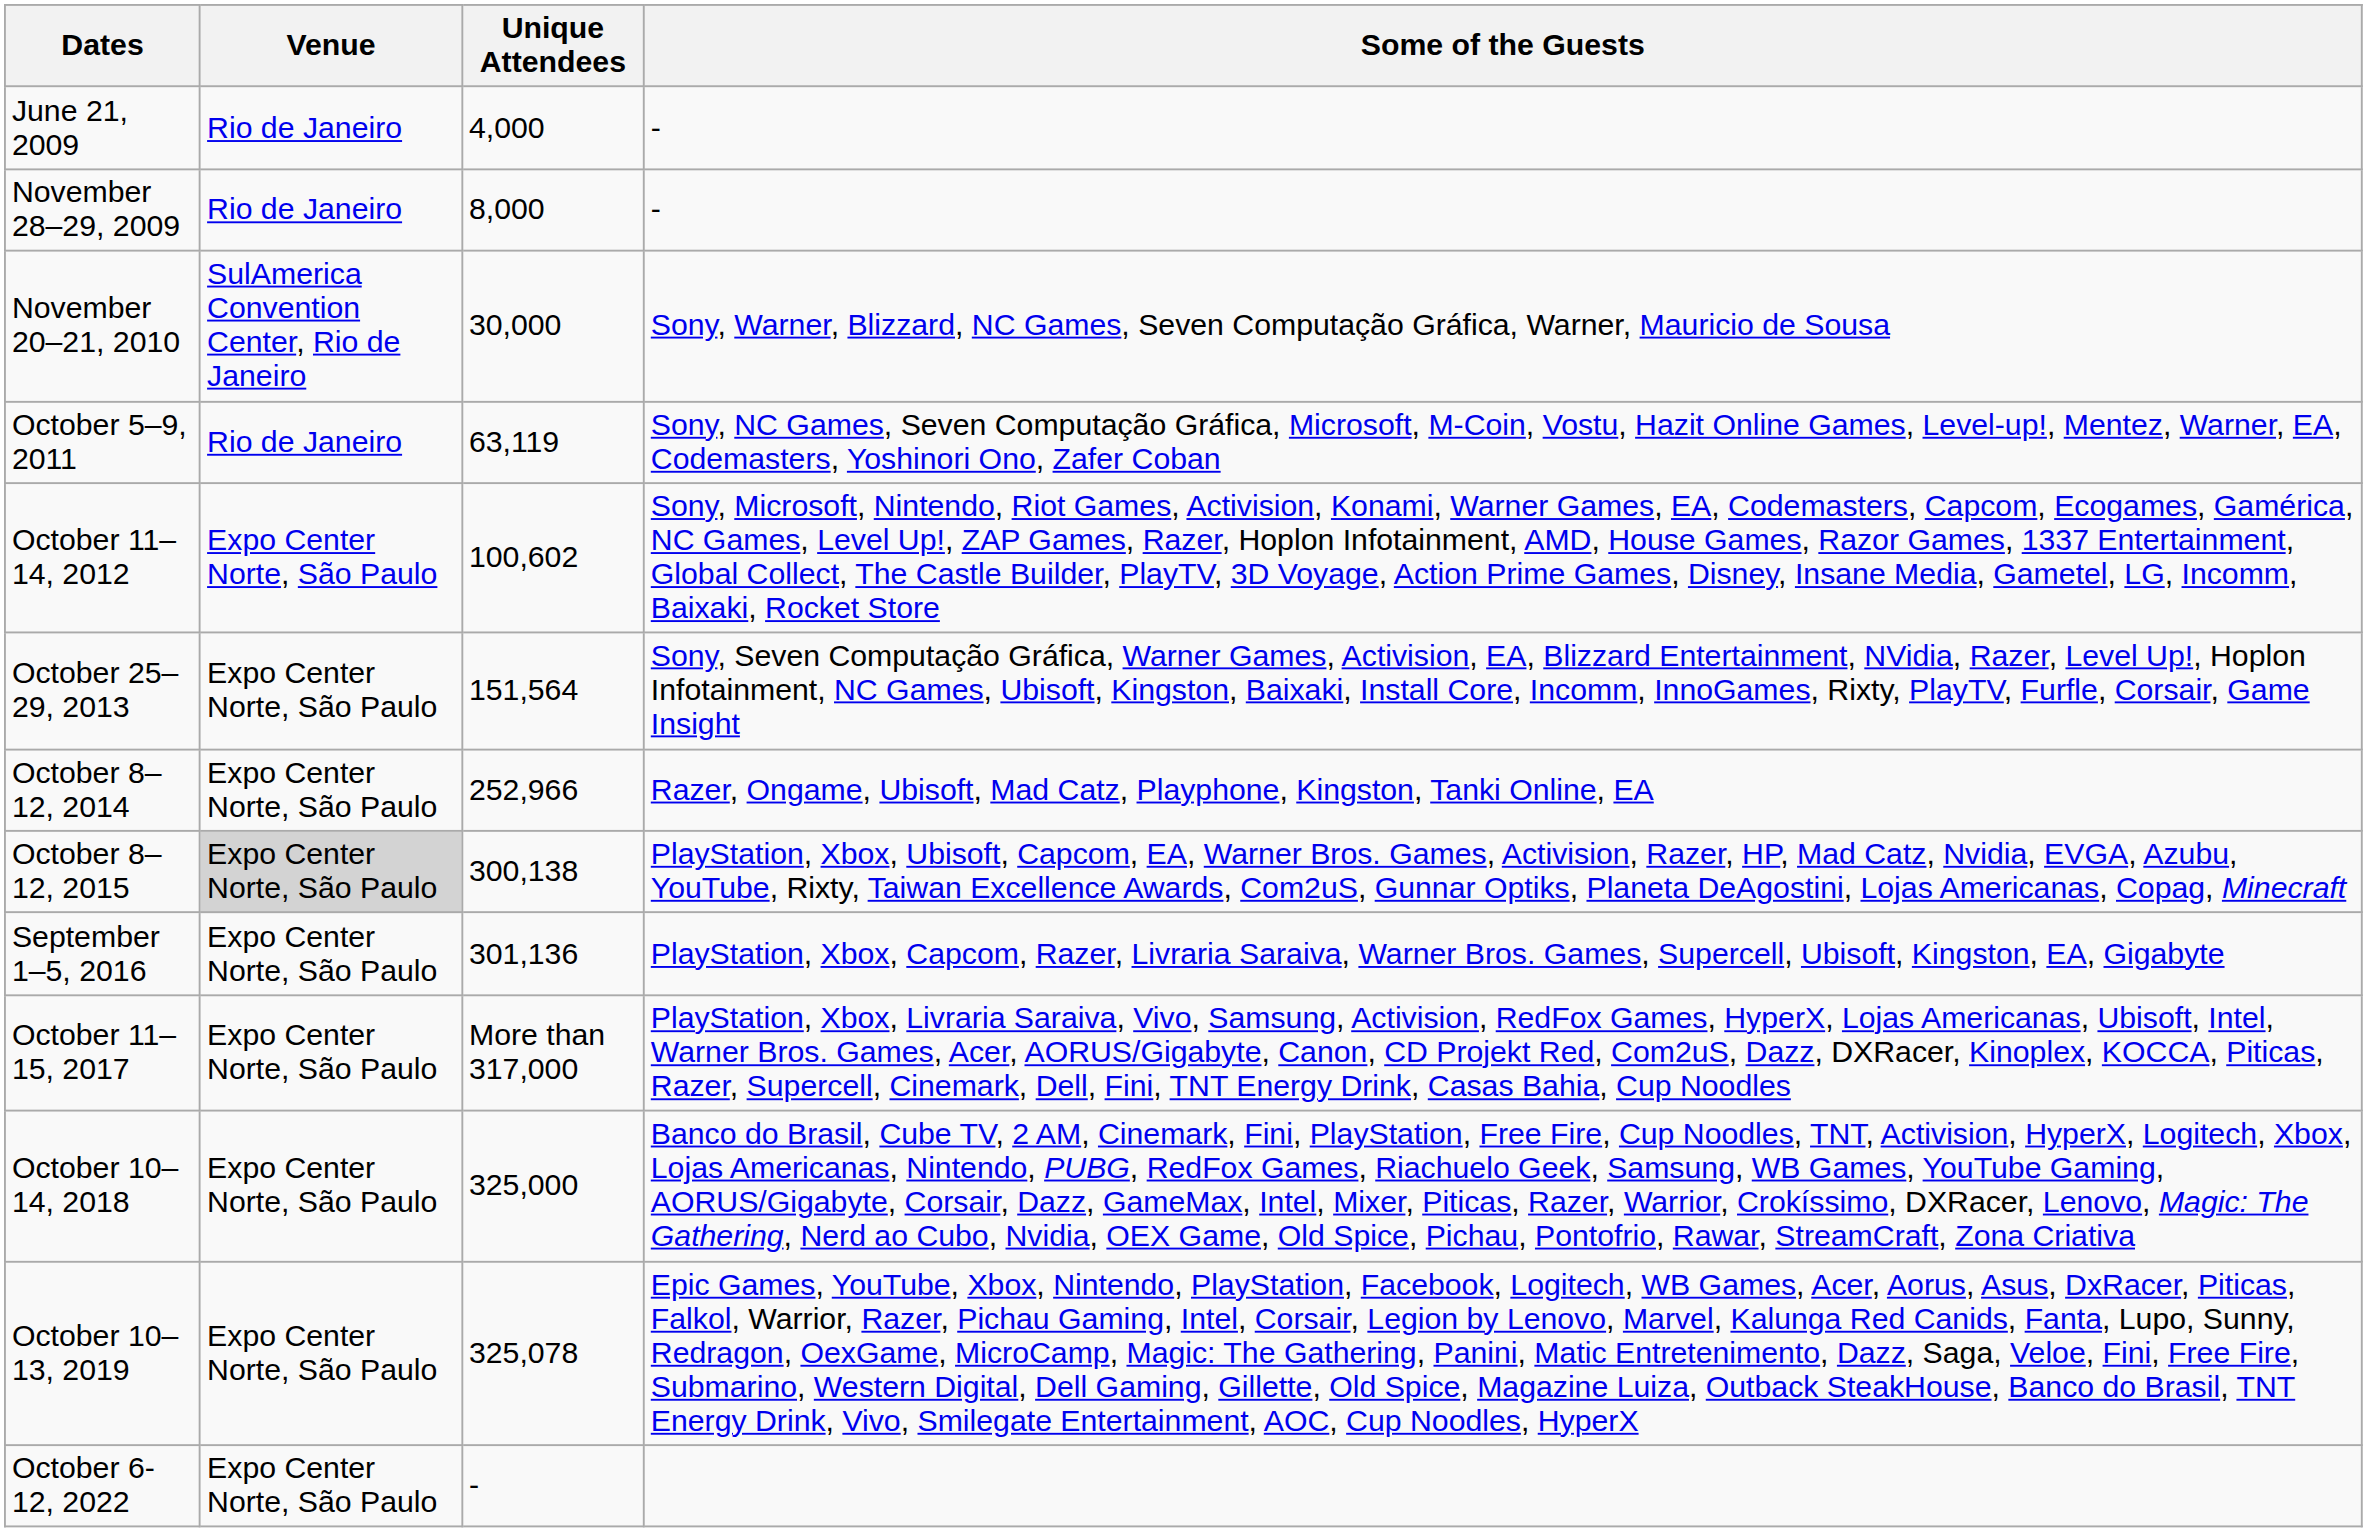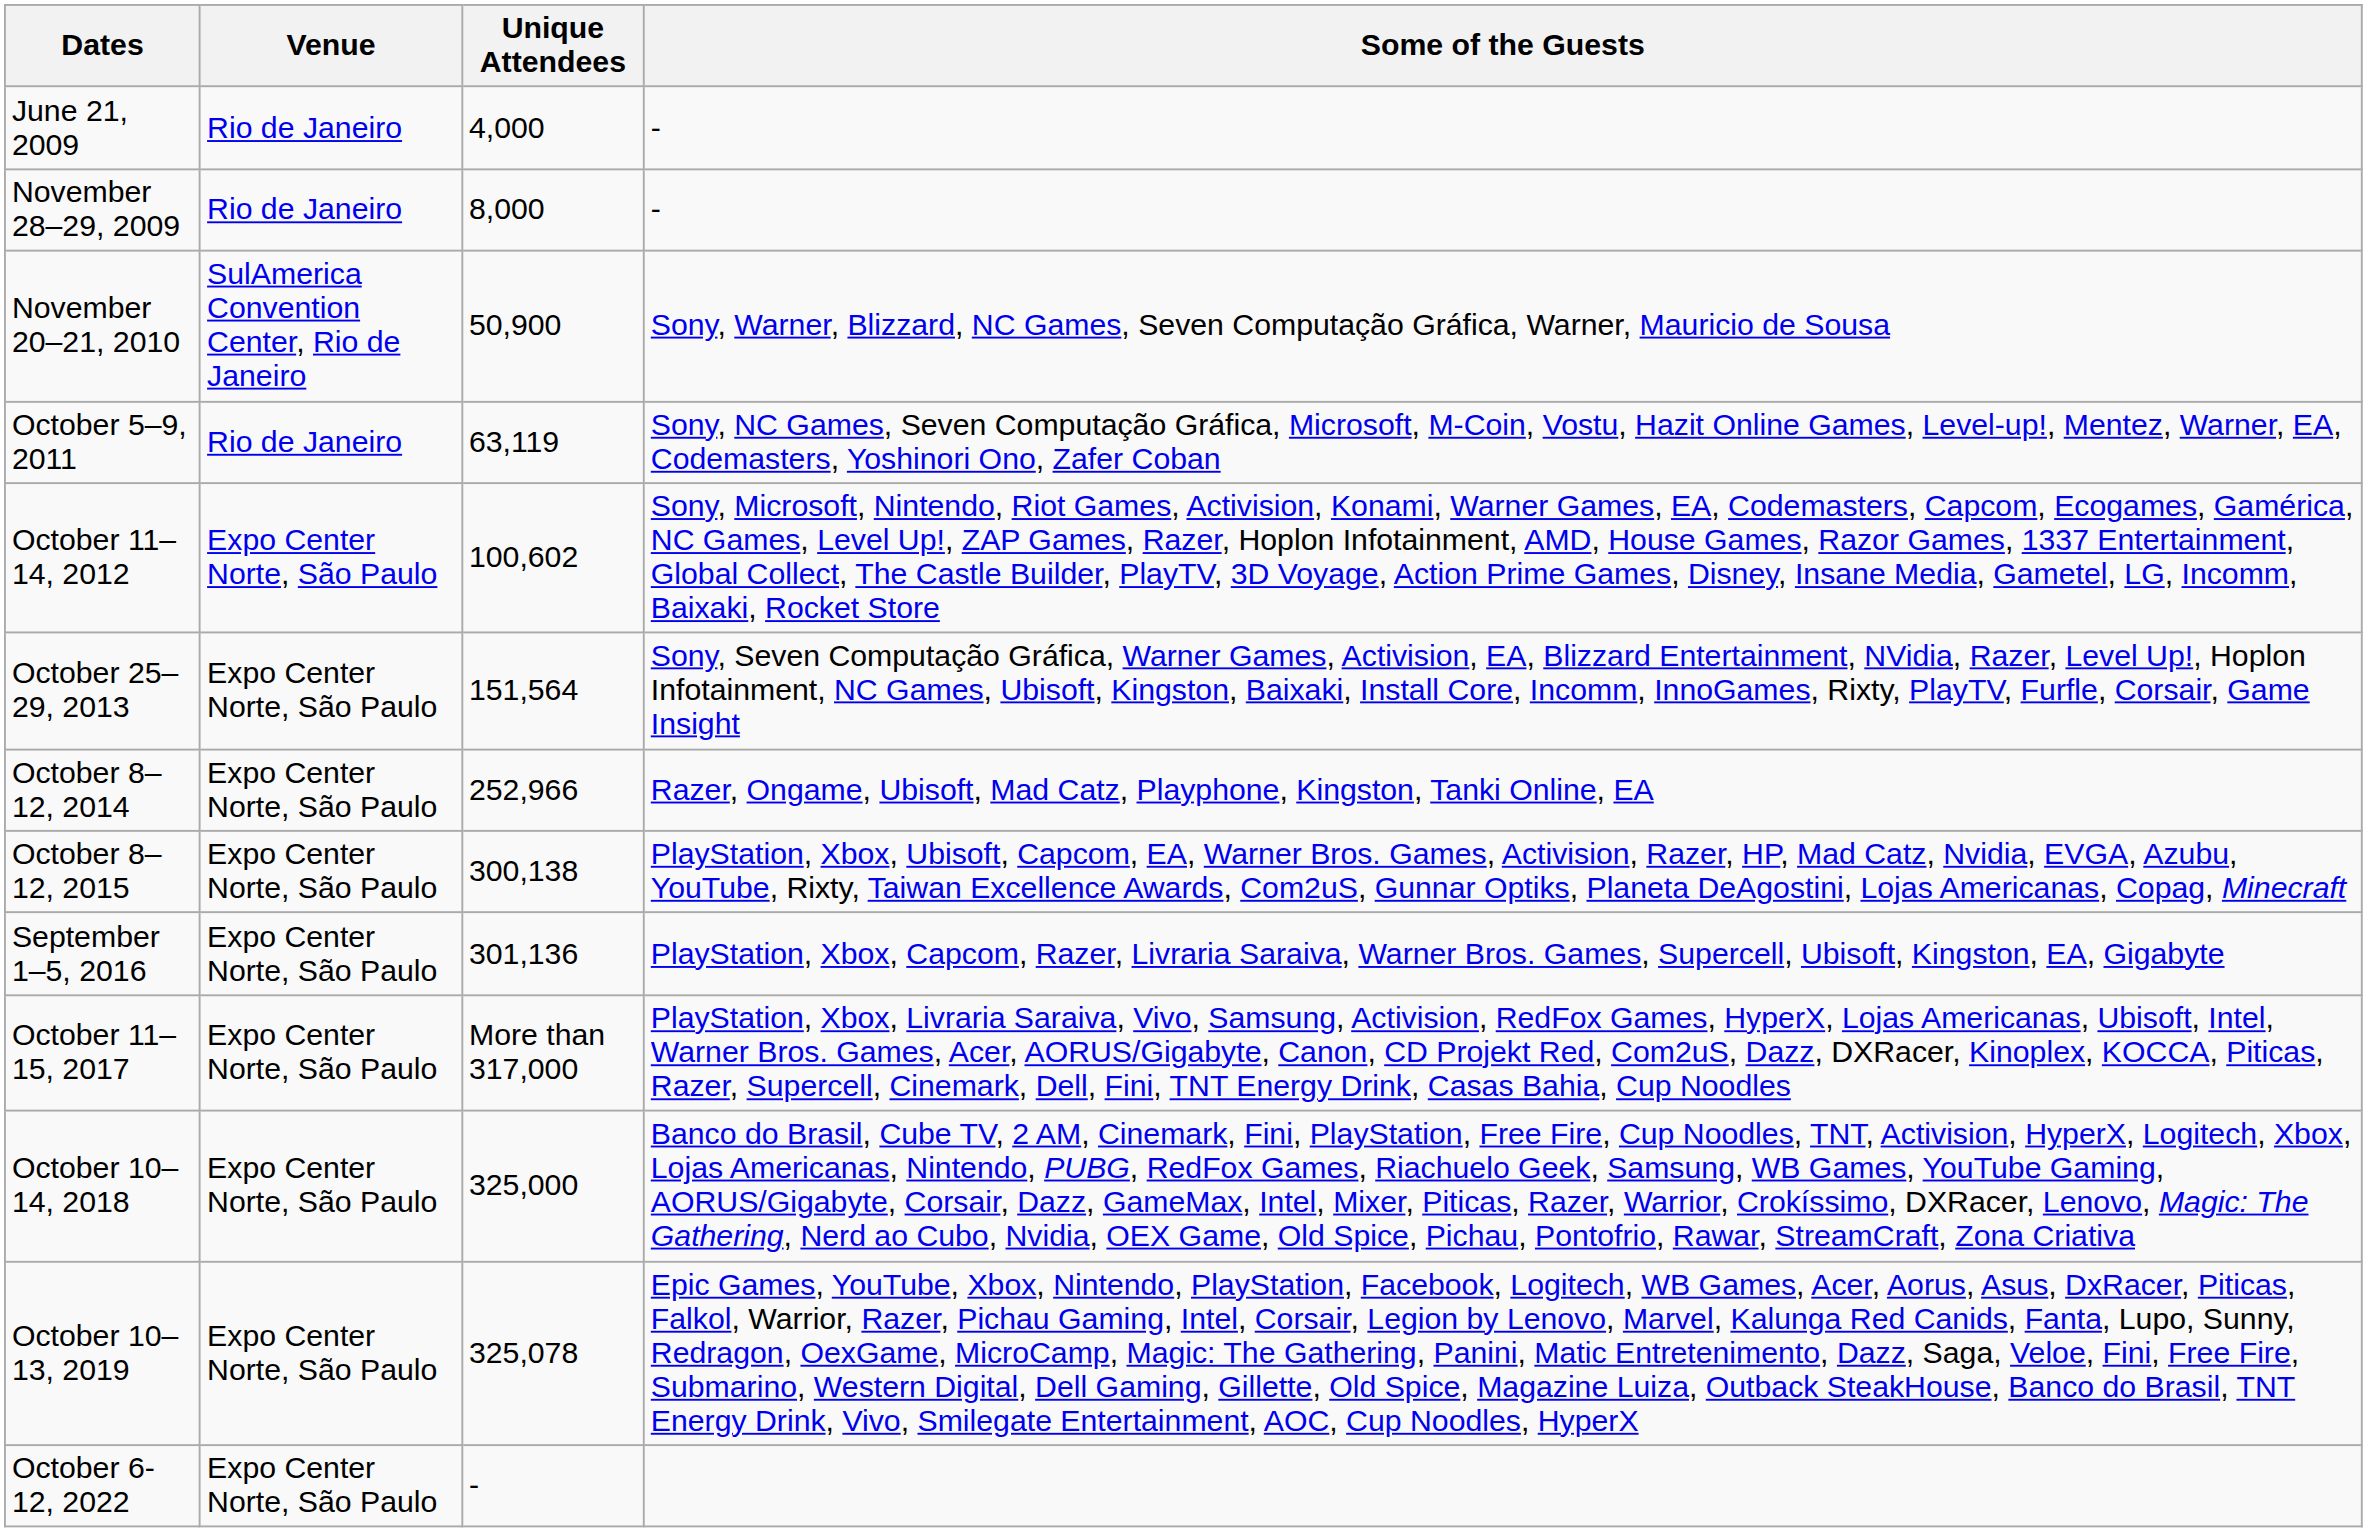(515, 325) 30,000 -> (515, 325) 50,900
(322, 871) lightgrey background -> (322, 871) no background
